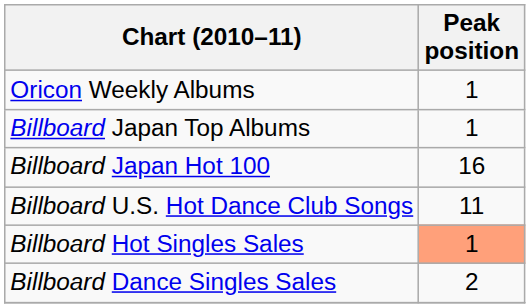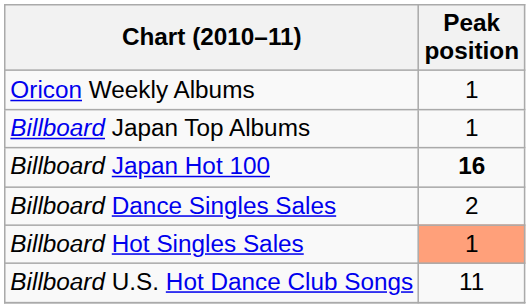(472, 166) normal -> (472, 166) bold
rows swapped: (212, 205) <-> (173, 282)
